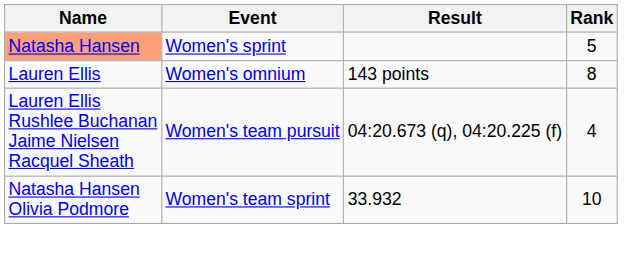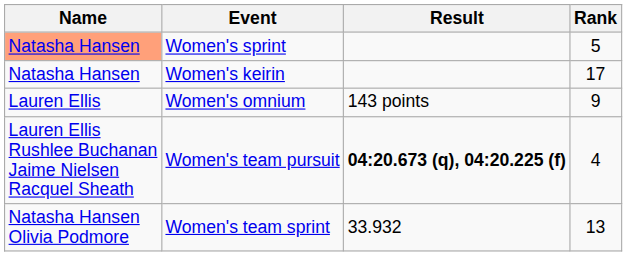+ row: (225, 74)
(592, 74) 8 -> (596, 102) 9
(455, 131) normal -> (457, 159) bold
(592, 199) 10 -> (596, 227) 13
